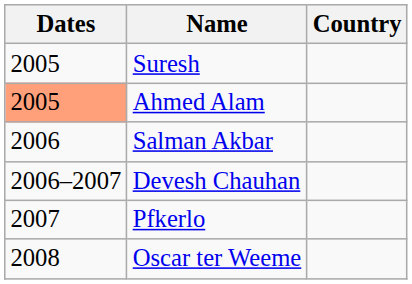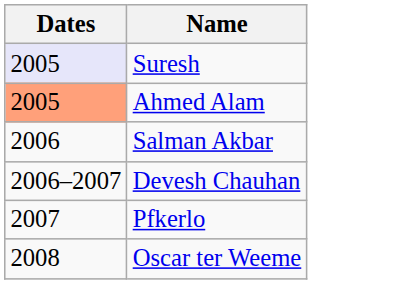- column: (357, 24)
(35, 63) no background -> (35, 63) lavender background
